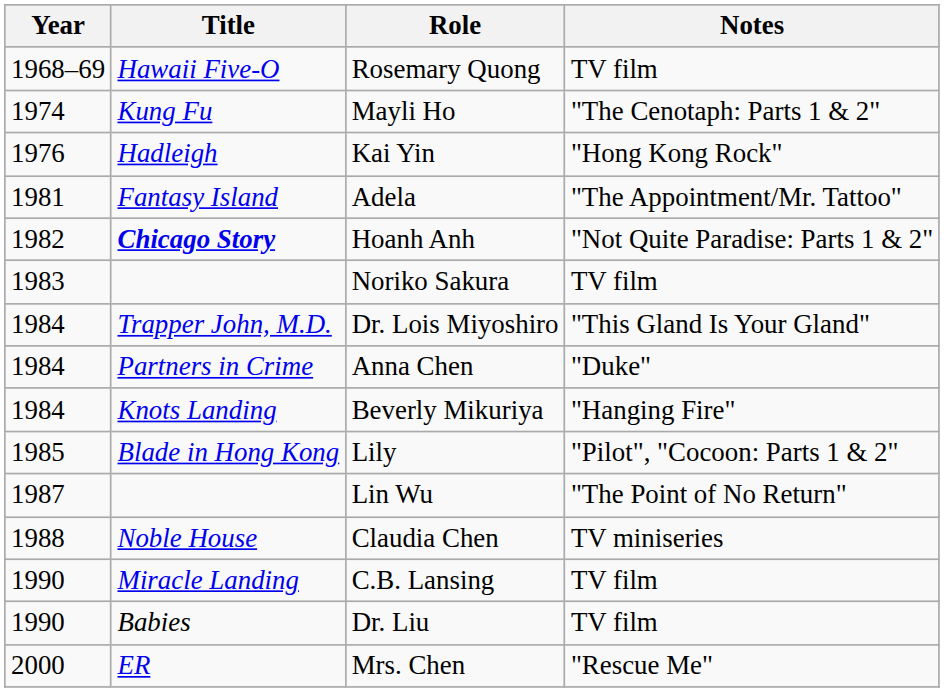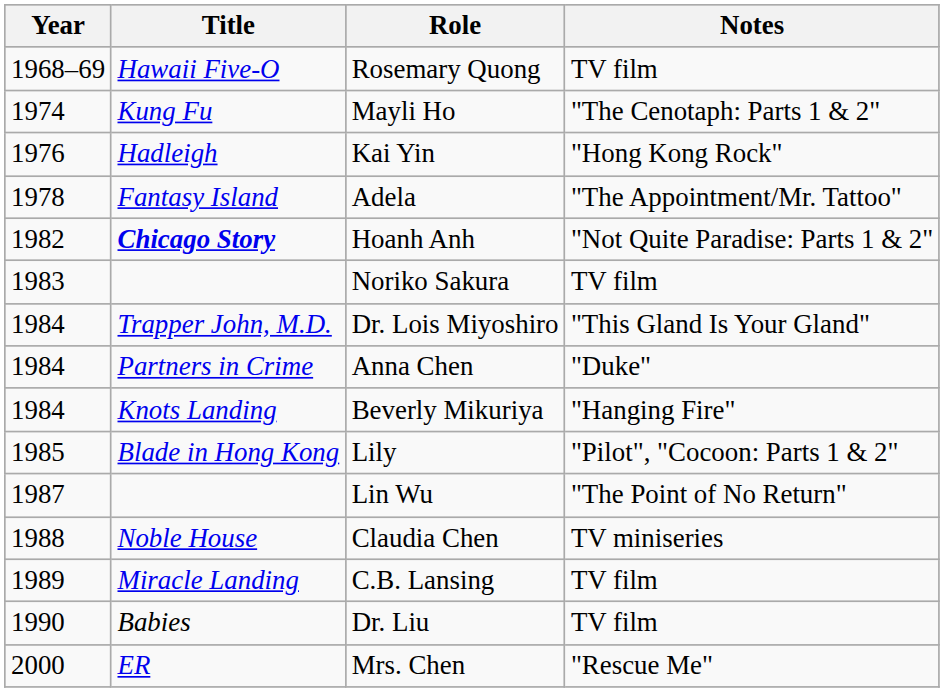(38, 196) 1981 -> (38, 196) 1978
(38, 580) 1990 -> (38, 580) 1989
